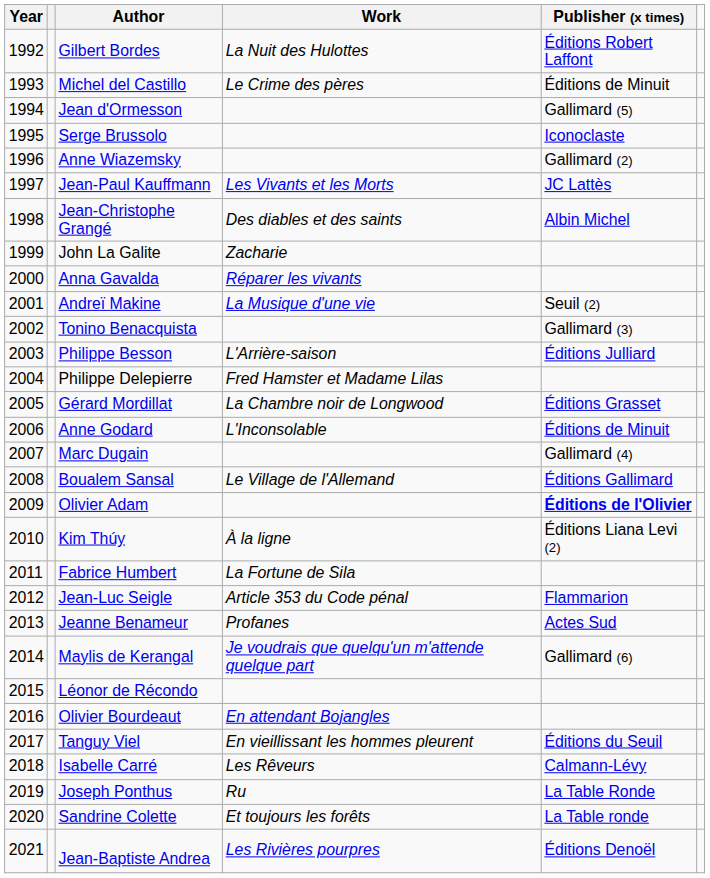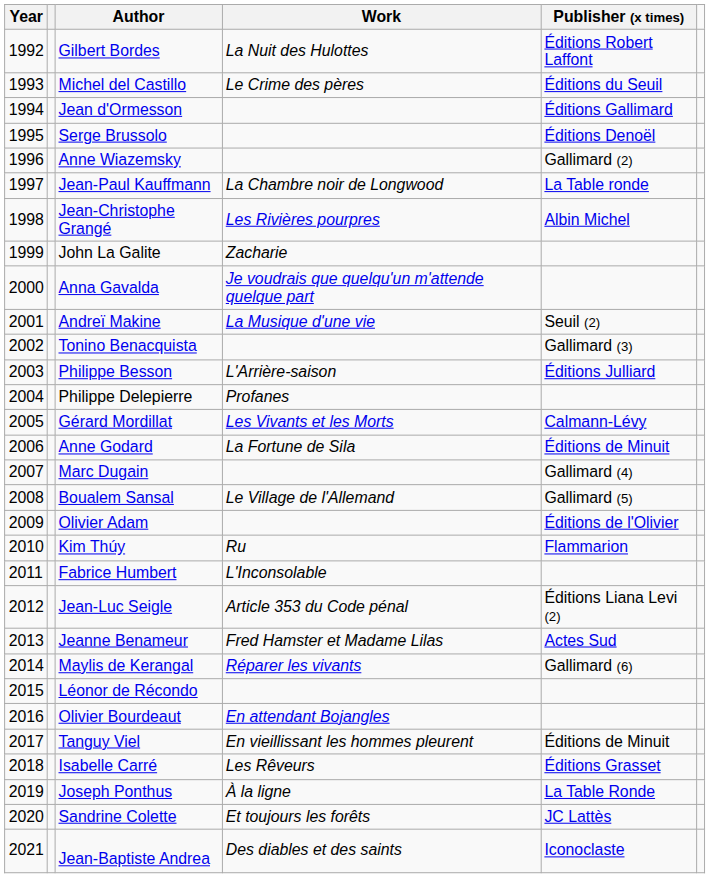(607, 85) Éditions de Minuit -> (603, 85) Éditions du Seuil
(589, 110) Gallimard (5) -> (609, 110) Éditions Gallimard
(584, 135) Iconoclaste -> (600, 135) Éditions Denoël
(310, 185) Les Vivants et les Morts -> (335, 185) La Chambre noir de Longwood
(578, 185) JC Lattès -> (597, 185) La Table ronde
(314, 219) Des diables et des saints -> (303, 219) Les Rivières pourpres
(294, 278) Réparer les vivants -> (355, 287) Je voudrais que quelqu'un m'attende quelque part
(334, 379) Fred Hamster et Madame Lilas -> (257, 397) Profanes
(335, 404) La Chambre noir de Longwood -> (310, 422) Les Vivants et les Morts
(603, 404) Éditions Grasset -> (595, 422) Calmann-Lévy
(276, 429) L'Inconsolable -> (290, 447) La Fortune de Sila
(609, 479) Éditions Gallimard -> (589, 497) Gallimard (5)
(618, 504) bold -> (612, 522) normal
(258, 538) À la ligne -> (236, 547) Ru
(611, 538) Éditions Liana Levi (2) -> (586, 547) Flammarion
(290, 572) La Fortune de Sila -> (276, 572) L'Inconsolable
(586, 598) Flammarion -> (611, 606) Éditions Liana Levi (2)
(257, 623) Profanes -> (334, 641) Fred Hamster et Madame Lilas
(355, 657) Je voudrais que quelqu'un m'attende quelque part -> (294, 666) Réparer les vivants
(603, 741) Éditions du Seuil -> (607, 741) Éditions de Minuit
(595, 766) Calmann-Lévy -> (603, 766) Éditions Grasset
(236, 791) Ru -> (258, 791) À la ligne
(597, 816) La Table ronde -> (578, 816) JC Lattès
(303, 850) Les Rivières pourpres -> (314, 850) Des diables et des saints
(600, 850) Éditions Denoël -> (584, 850) Iconoclaste
